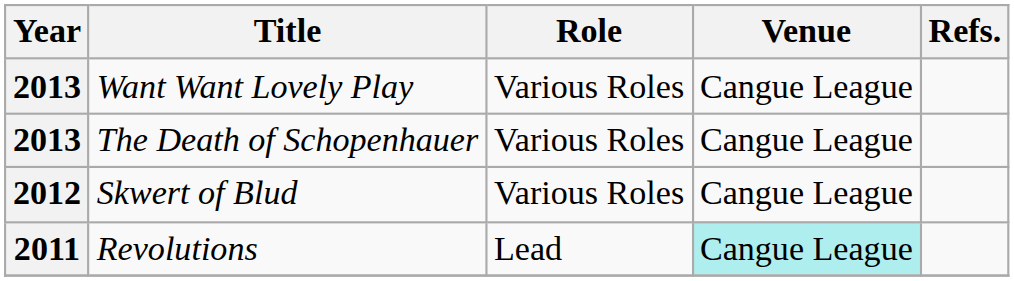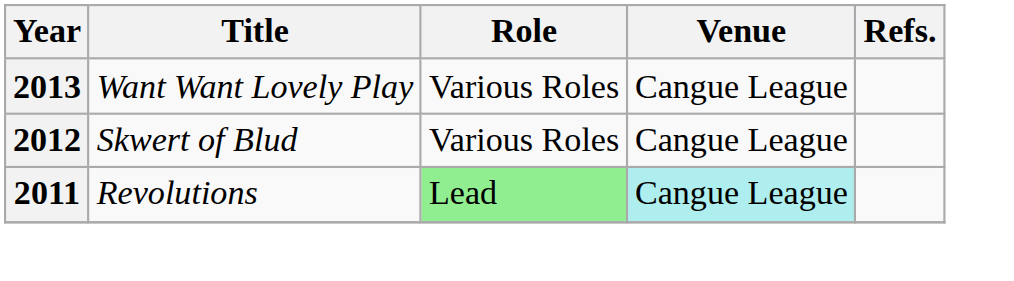- row: (288, 139)
(528, 247) no background -> (463, 193) lightgreen background
